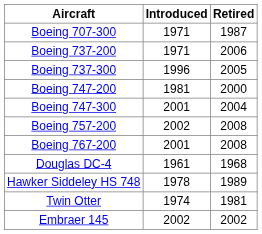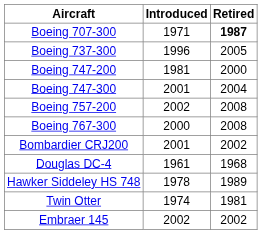(234, 32) normal -> (234, 32) bold
- row: (74, 51)
- row: (74, 145)
+ row: (74, 126)
+ row: (74, 145)
